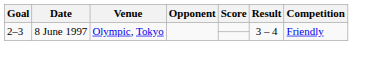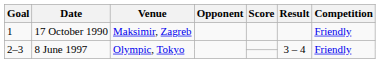+ row: (10, 31)
